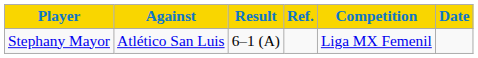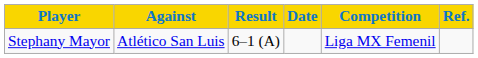columns swapped: (454, 16) <-> (300, 16)
